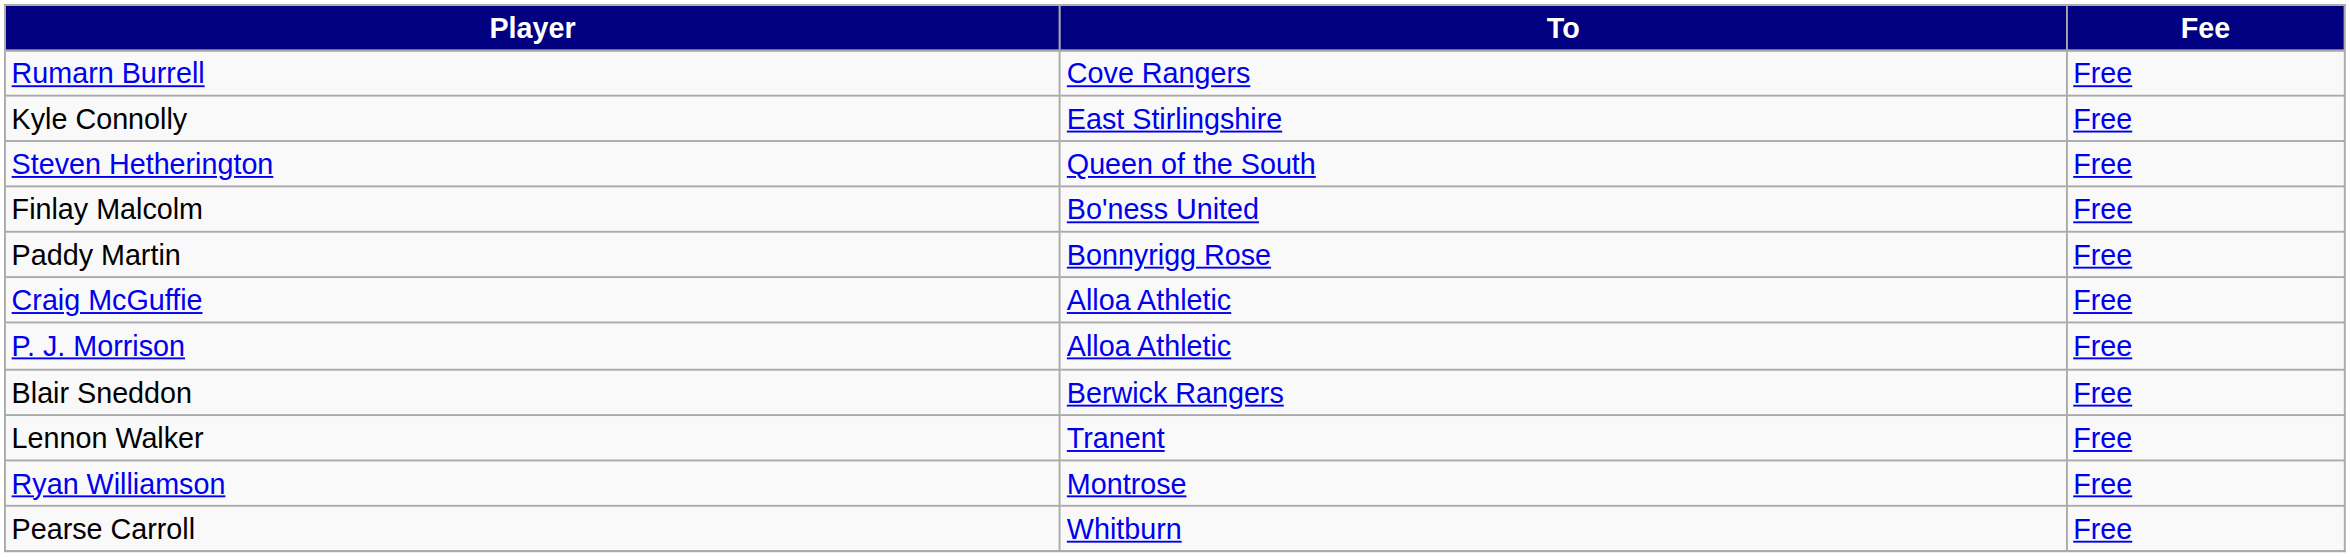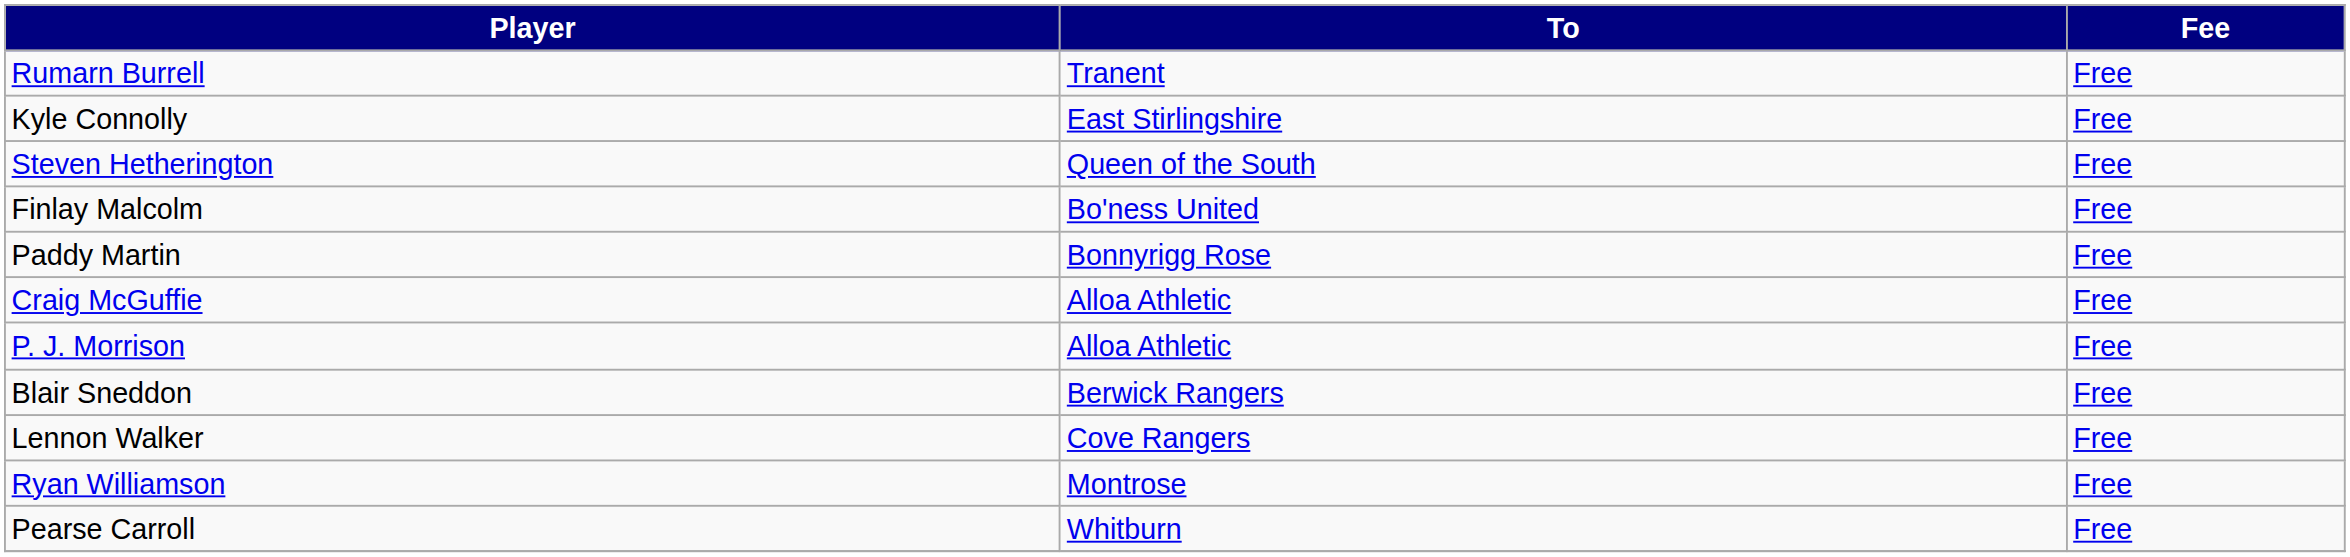(1159, 73) Cove Rangers -> (1116, 73) Tranent
(1116, 437) Tranent -> (1159, 437) Cove Rangers
